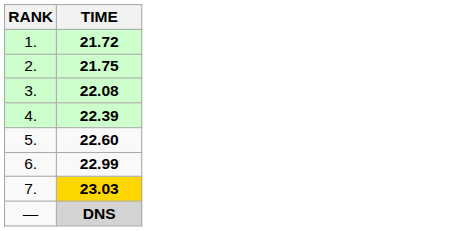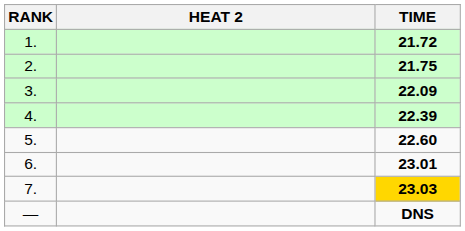+ column: (216, 17)
(99, 91) 22.08 -> (418, 91) 22.09
(99, 165) 22.99 -> (418, 165) 23.01
(99, 214) lightgrey background -> (418, 214) no background
